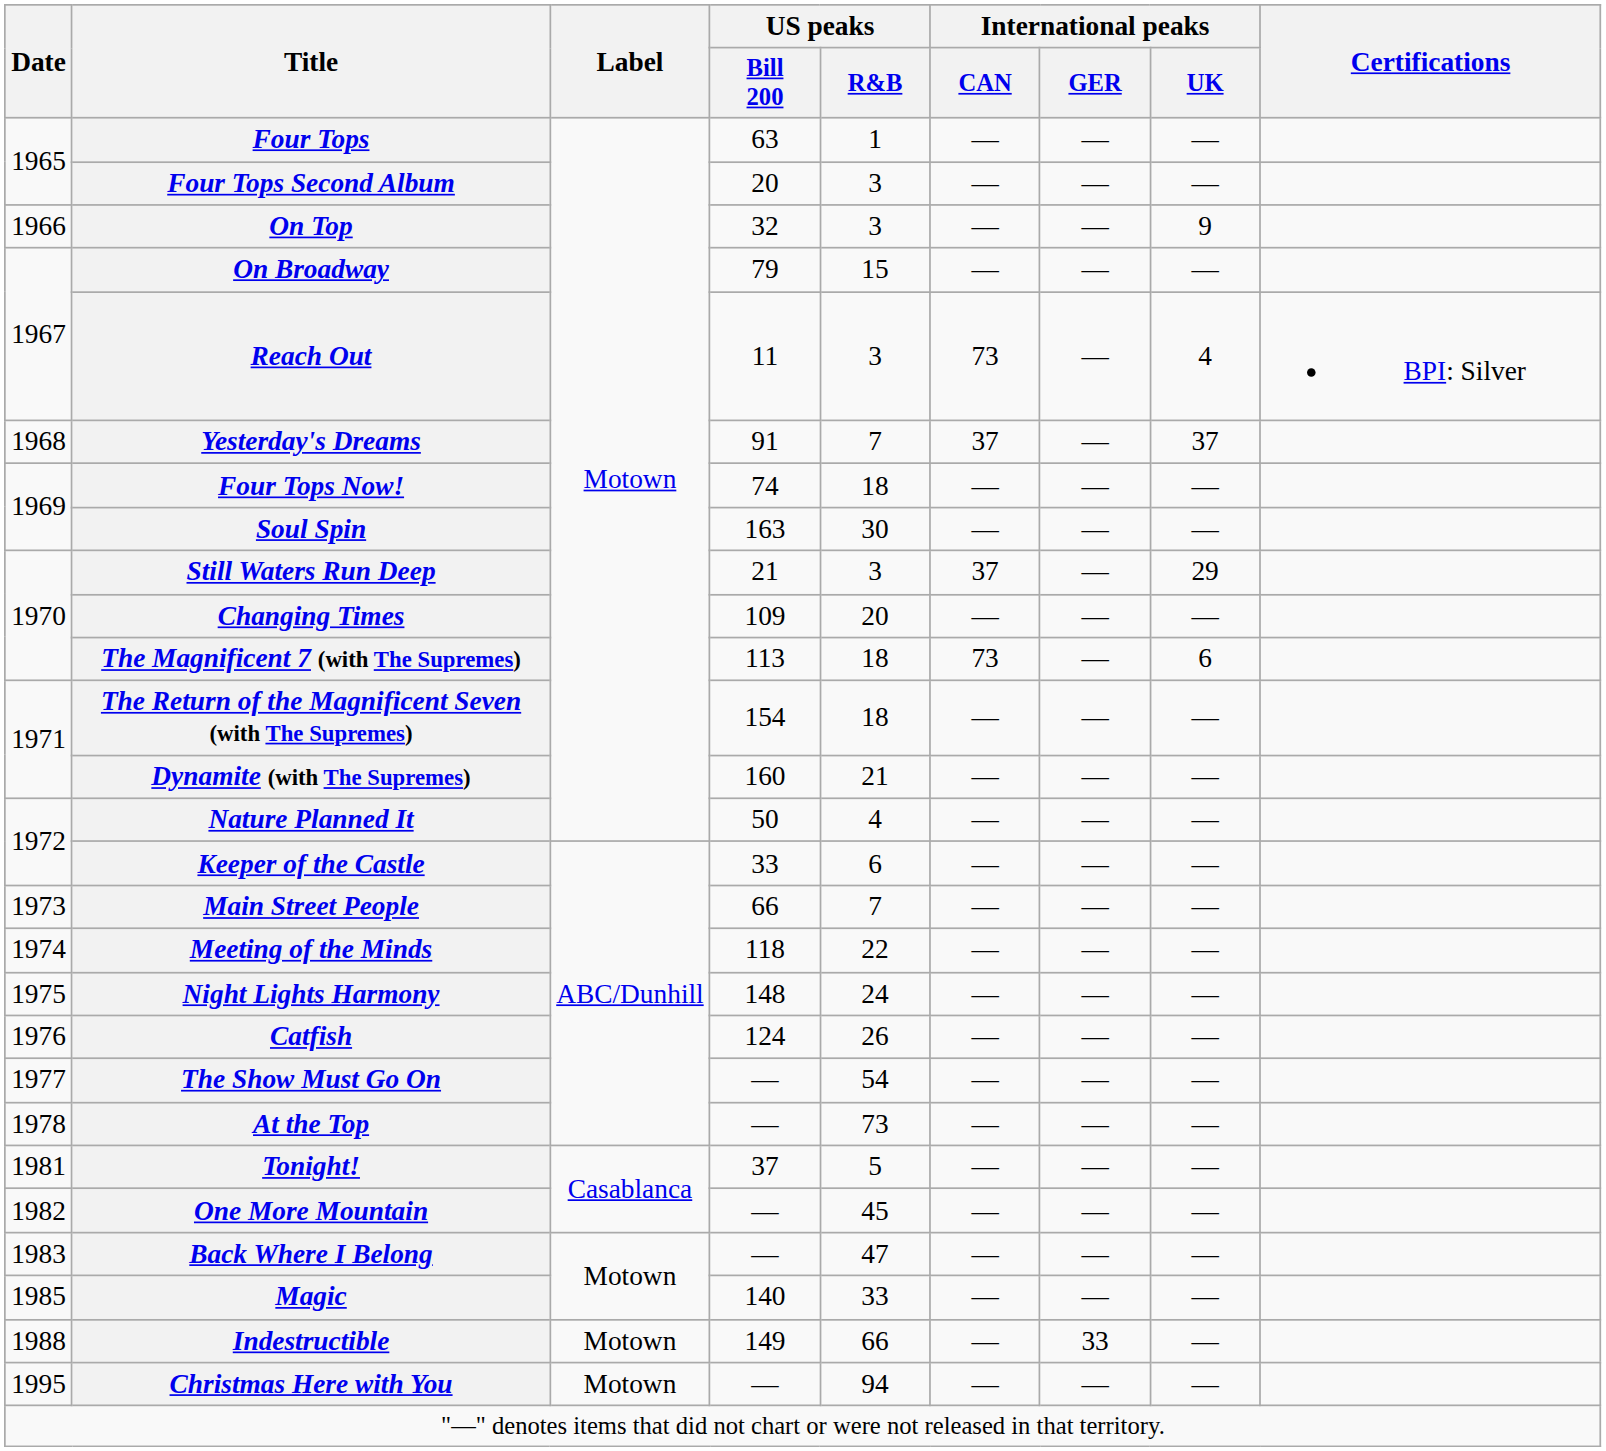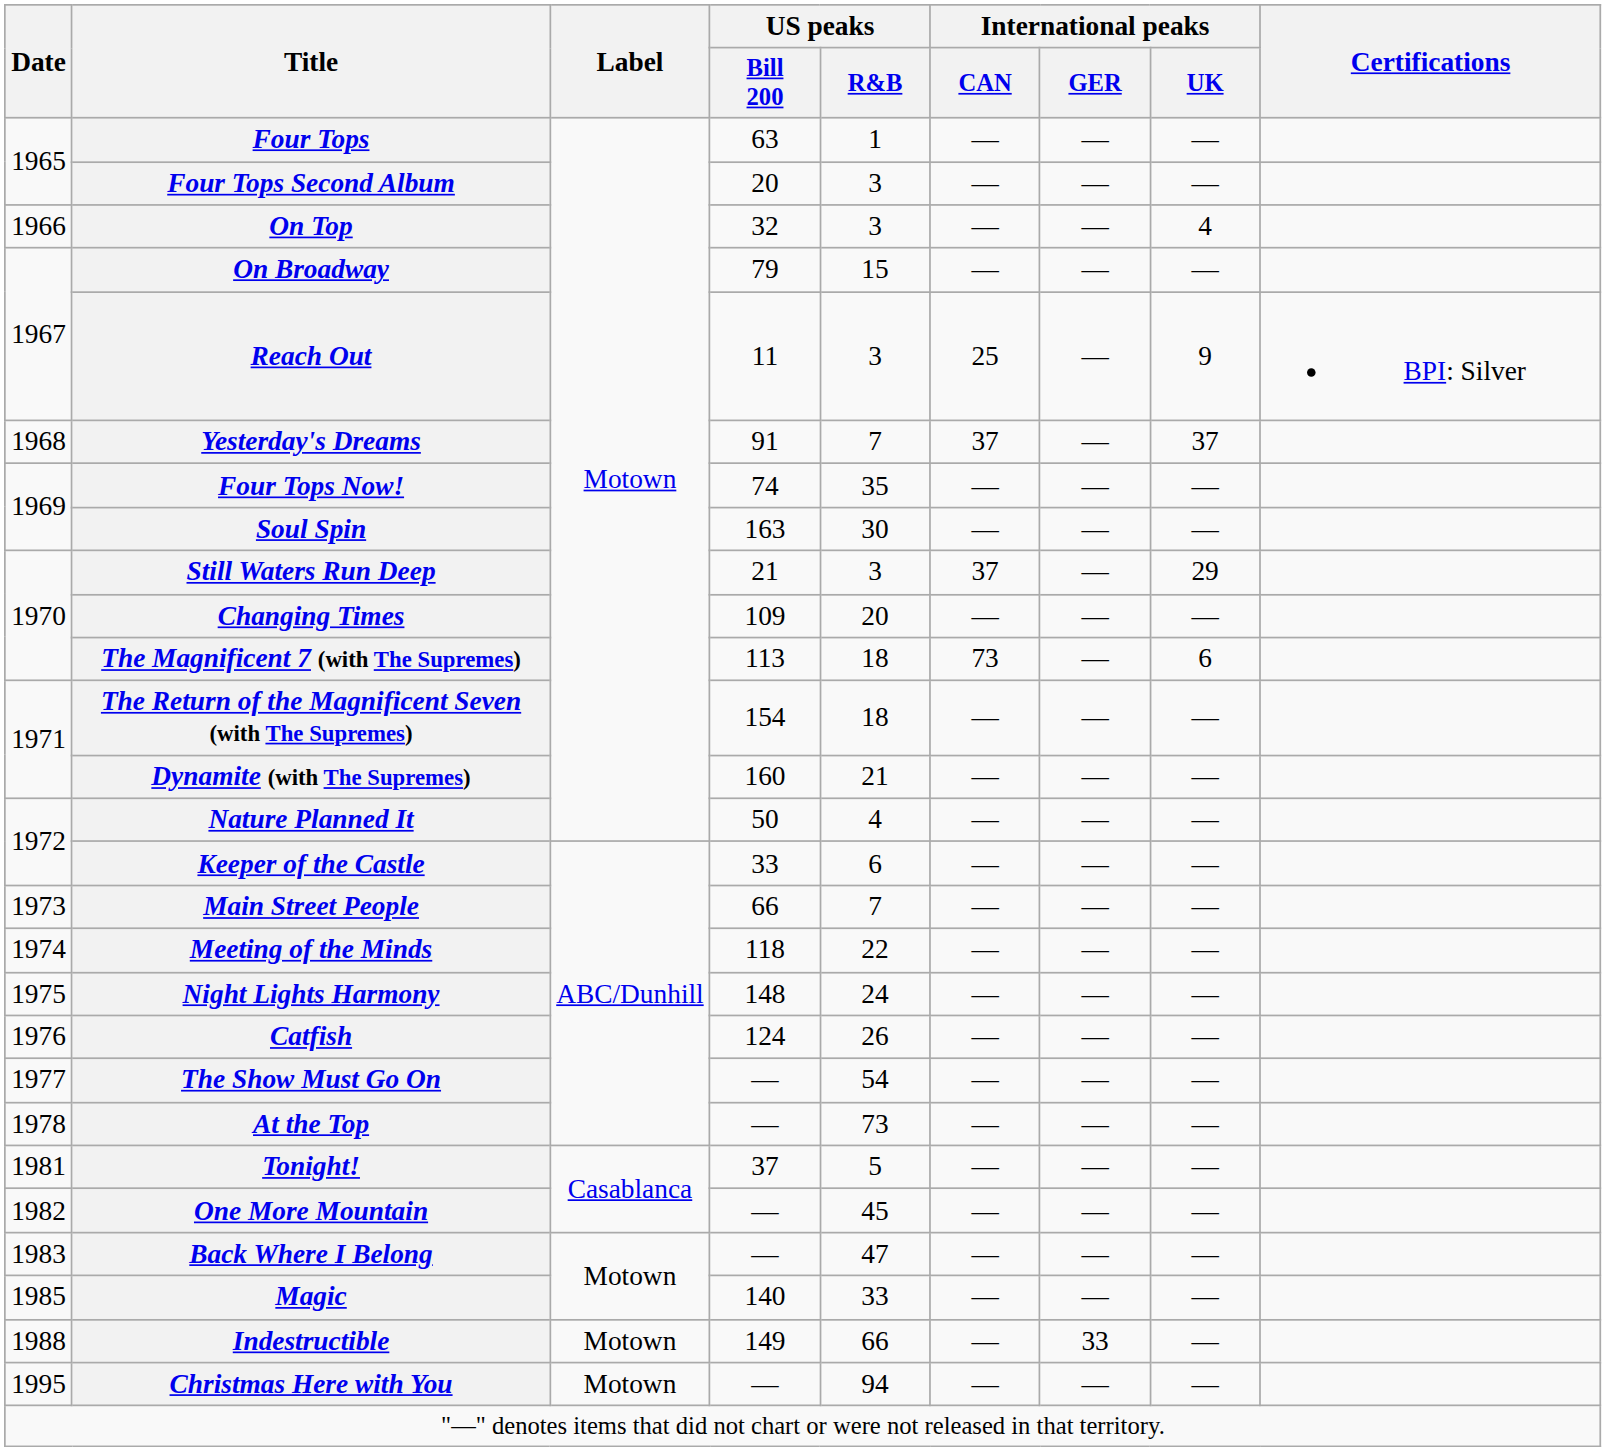(1205, 226) 9 -> (1205, 226) 4
(985, 355) 73 -> (985, 355) 25
(1205, 355) 4 -> (1205, 355) 9
(875, 485) 18 -> (875, 485) 35
